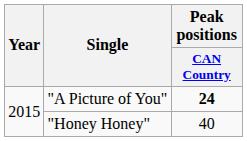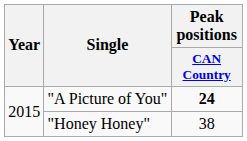(207, 124) 40 -> (207, 124) 38
